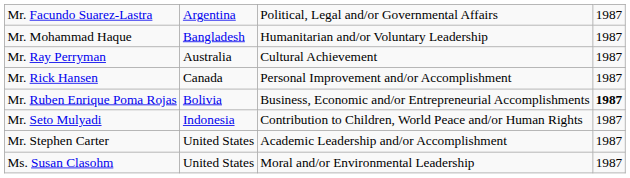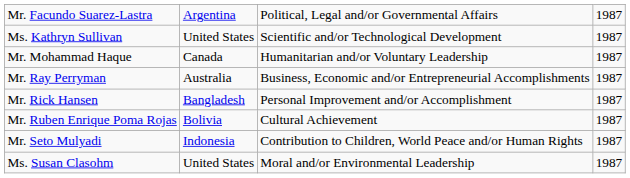+ row: (65, 36)
(214, 36) Bangladesh -> (203, 57) Canada
(319, 57) Cultural Achievement -> (425, 78) Business, Economic and/or Entrepreneurial Accomplishments
(203, 78) Canada -> (214, 99) Bangladesh
(425, 99) Business, Economic and/or Entrepreneurial Accomplishments -> (319, 120) Cultural Achievement
(609, 99) bold -> (609, 120) normal
- row: (58, 141)
